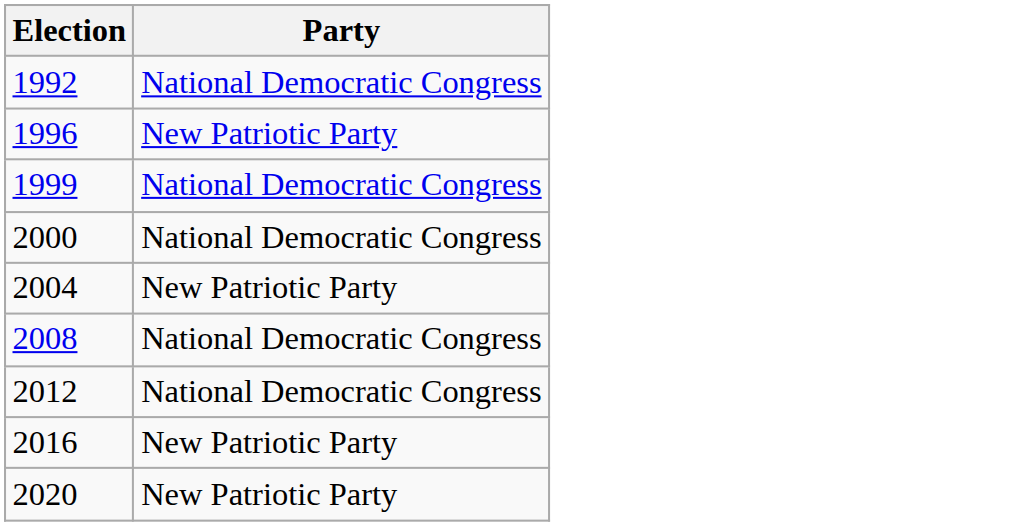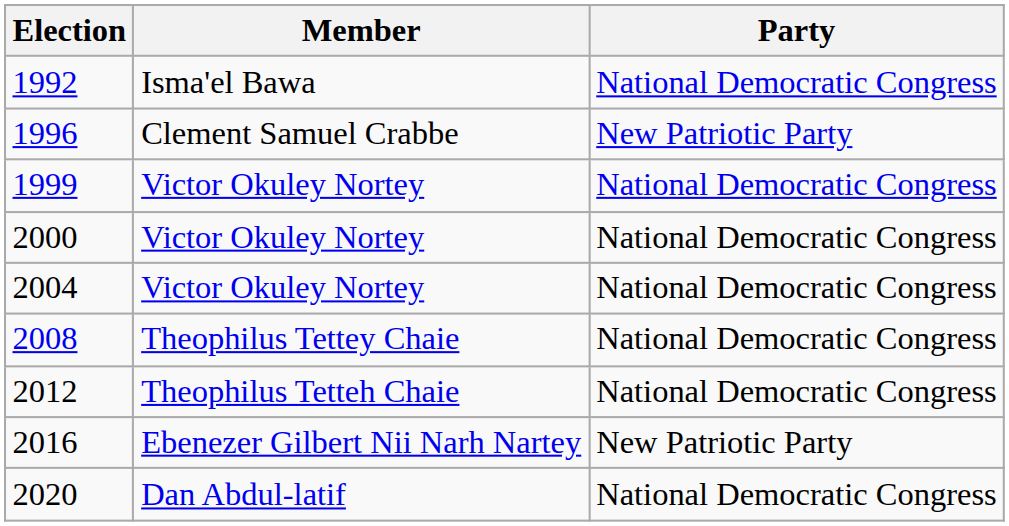+ column: (361, 30)
(269, 287) New Patriotic Party -> (796, 287) National Democratic Congress
(269, 493) New Patriotic Party -> (796, 493) National Democratic Congress
